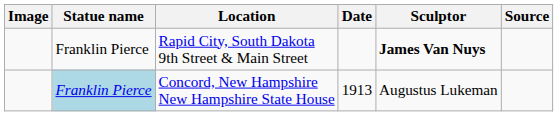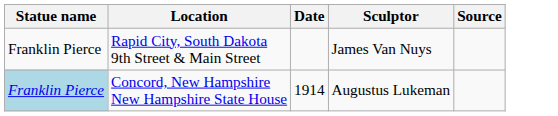- column: (28, 16)
(432, 49) bold -> (382, 49) normal
(357, 90) 1913 -> (309, 90) 1914
